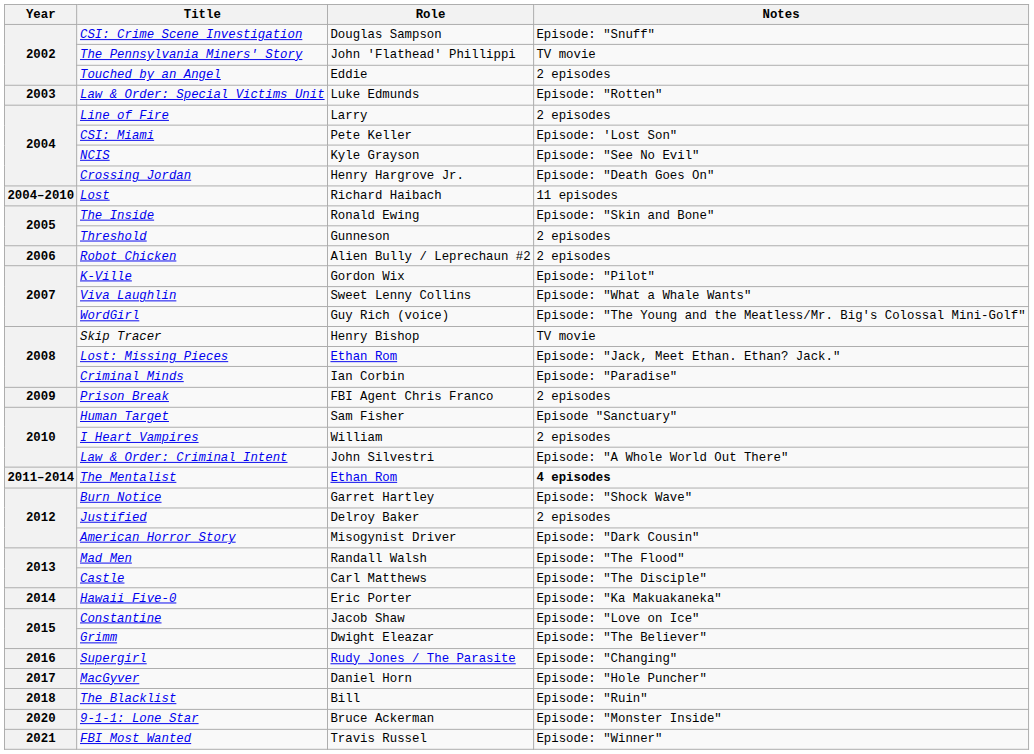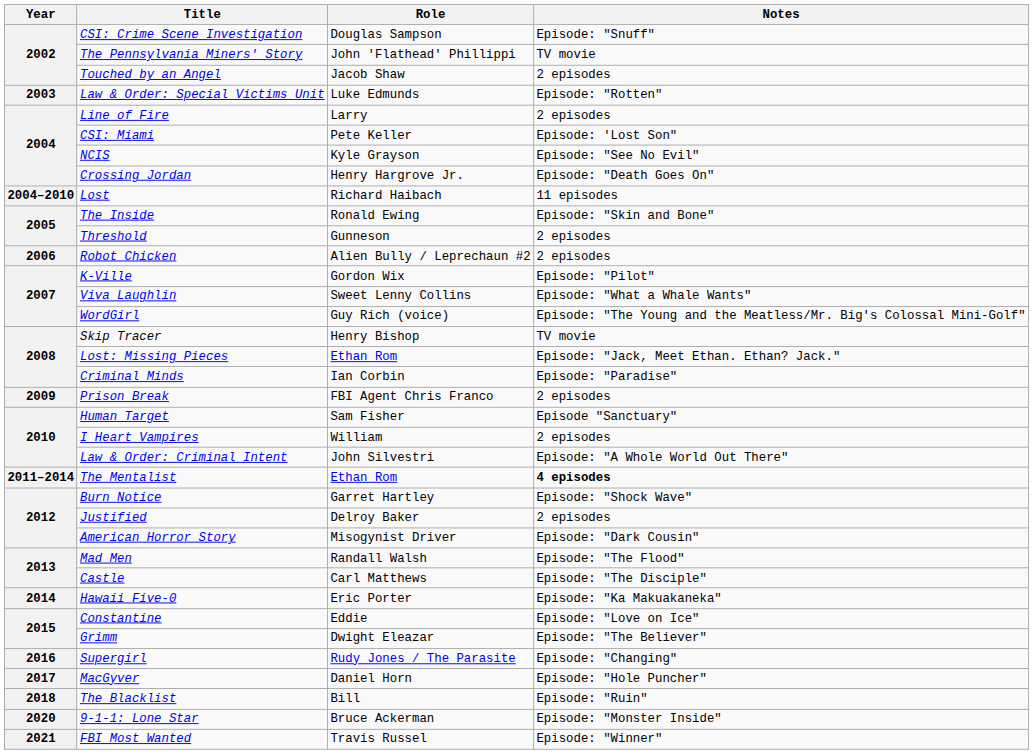(349, 75) Eddie -> (368, 75) Jacob Shaw
(368, 618) Jacob Shaw -> (349, 618) Eddie
